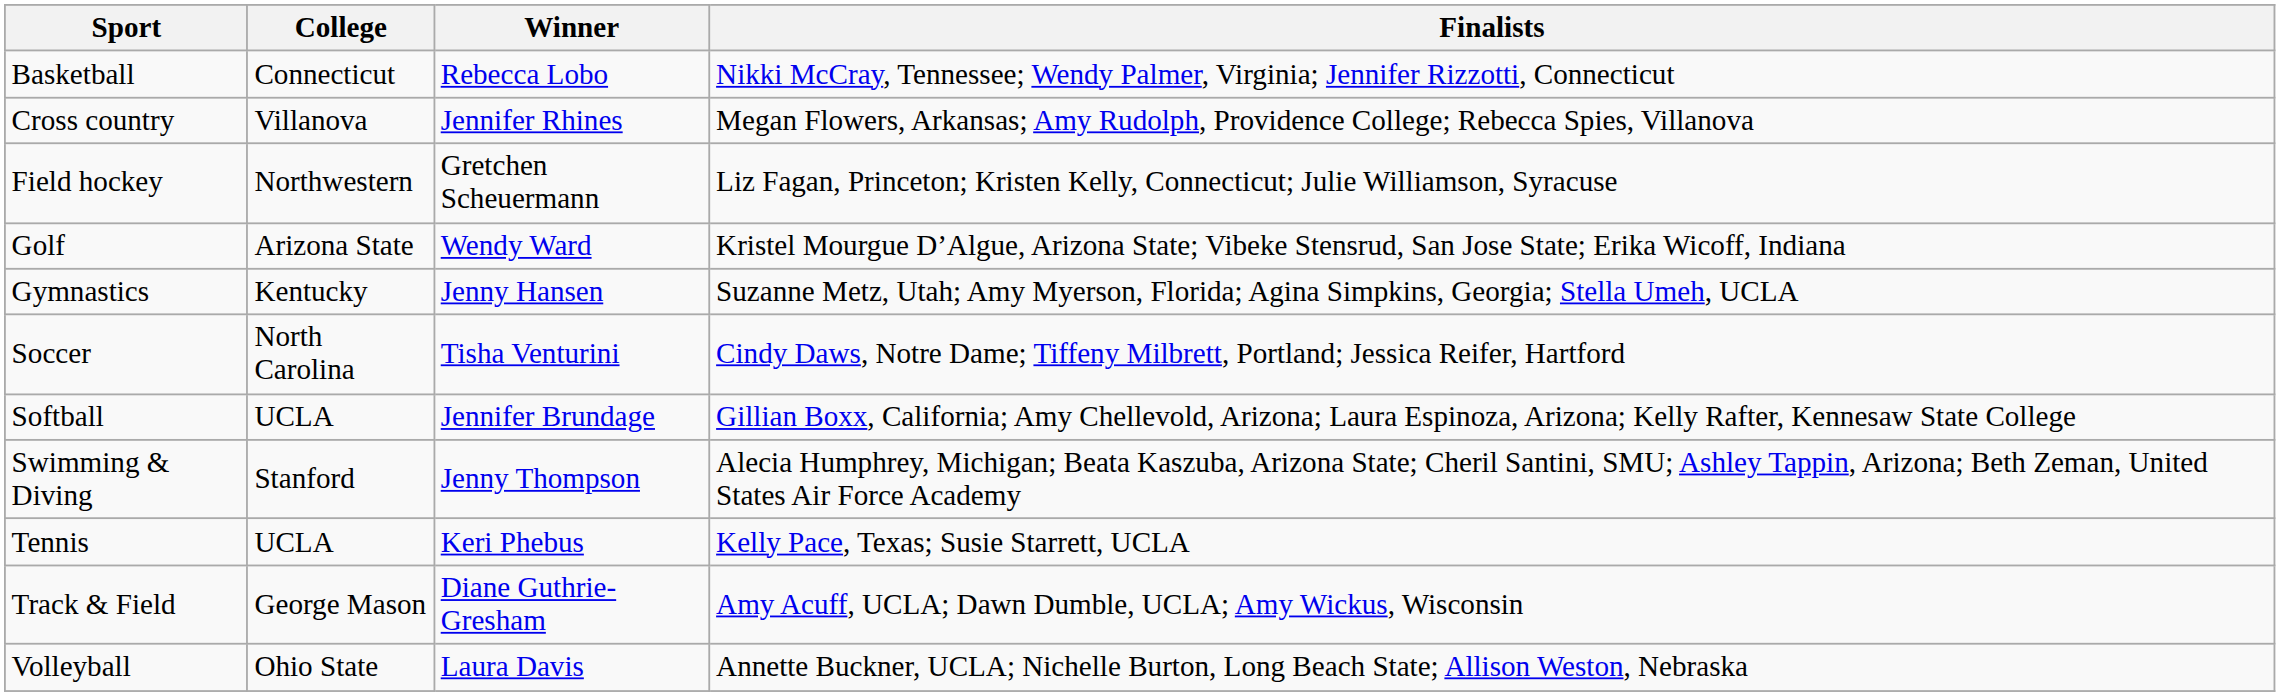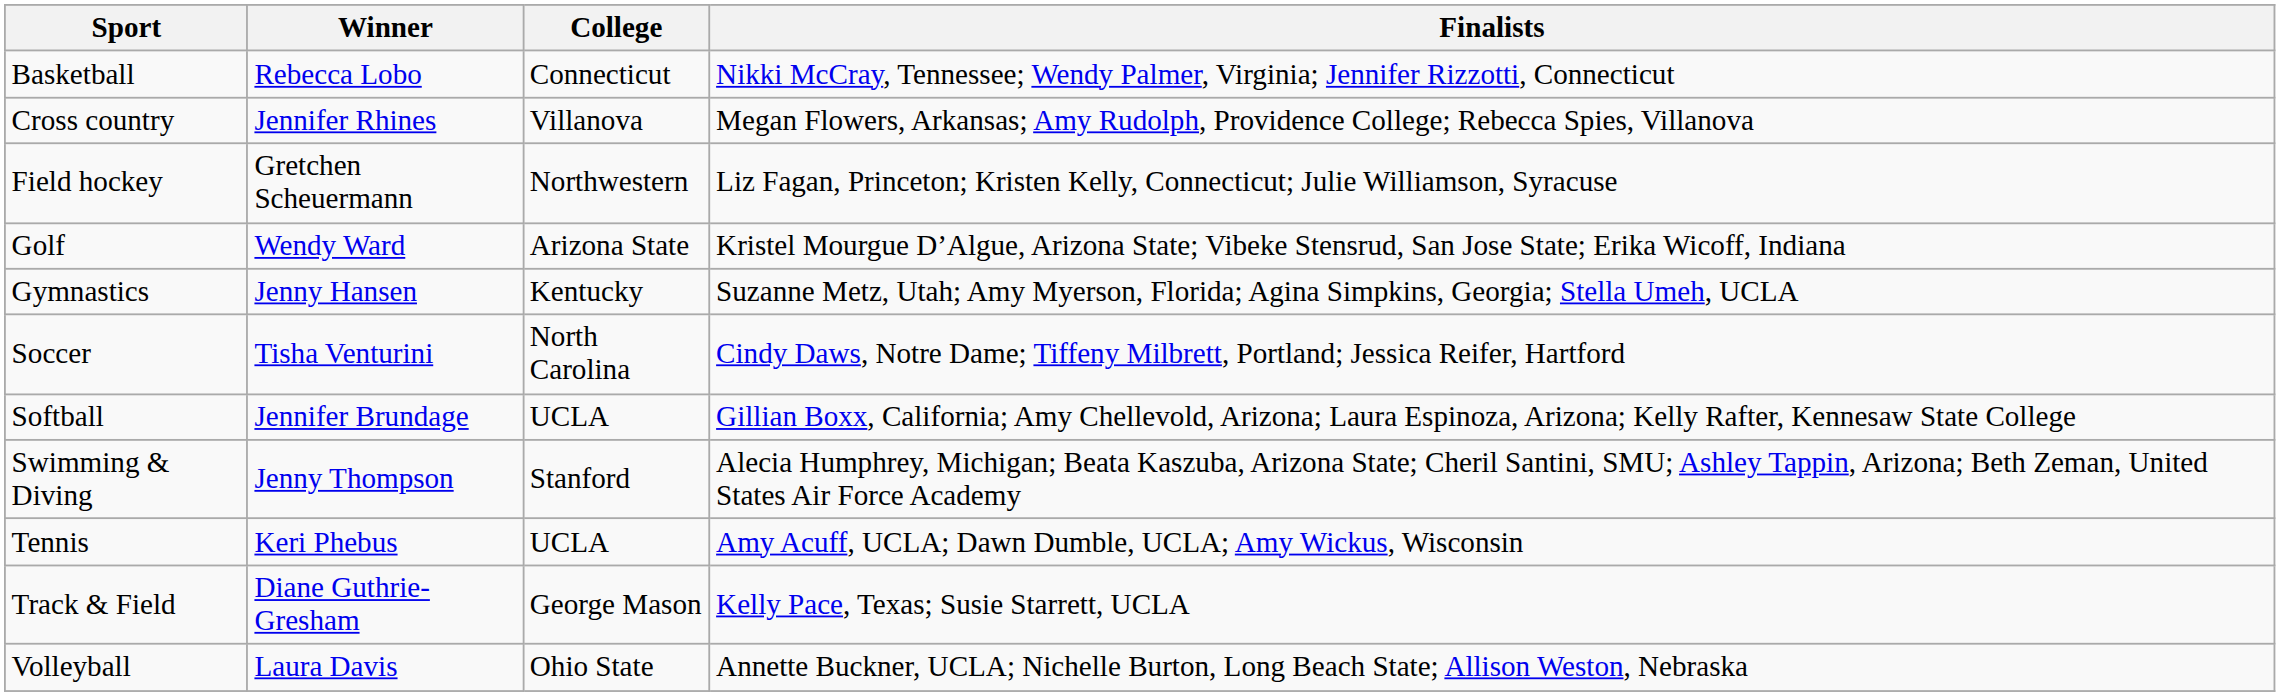columns swapped: (572, 27) <-> (341, 27)
(953, 541) Kelly Pace, Texas; Susie Starrett, UCLA -> (1120, 541) Amy Acuff, UCLA; Dawn Dumble, UCLA; Amy Wickus, Wisconsin
(1120, 604) Amy Acuff, UCLA; Dawn Dumble, UCLA; Amy Wickus, Wisconsin -> (953, 604) Kelly Pace, Texas; Susie Starrett, UCLA
